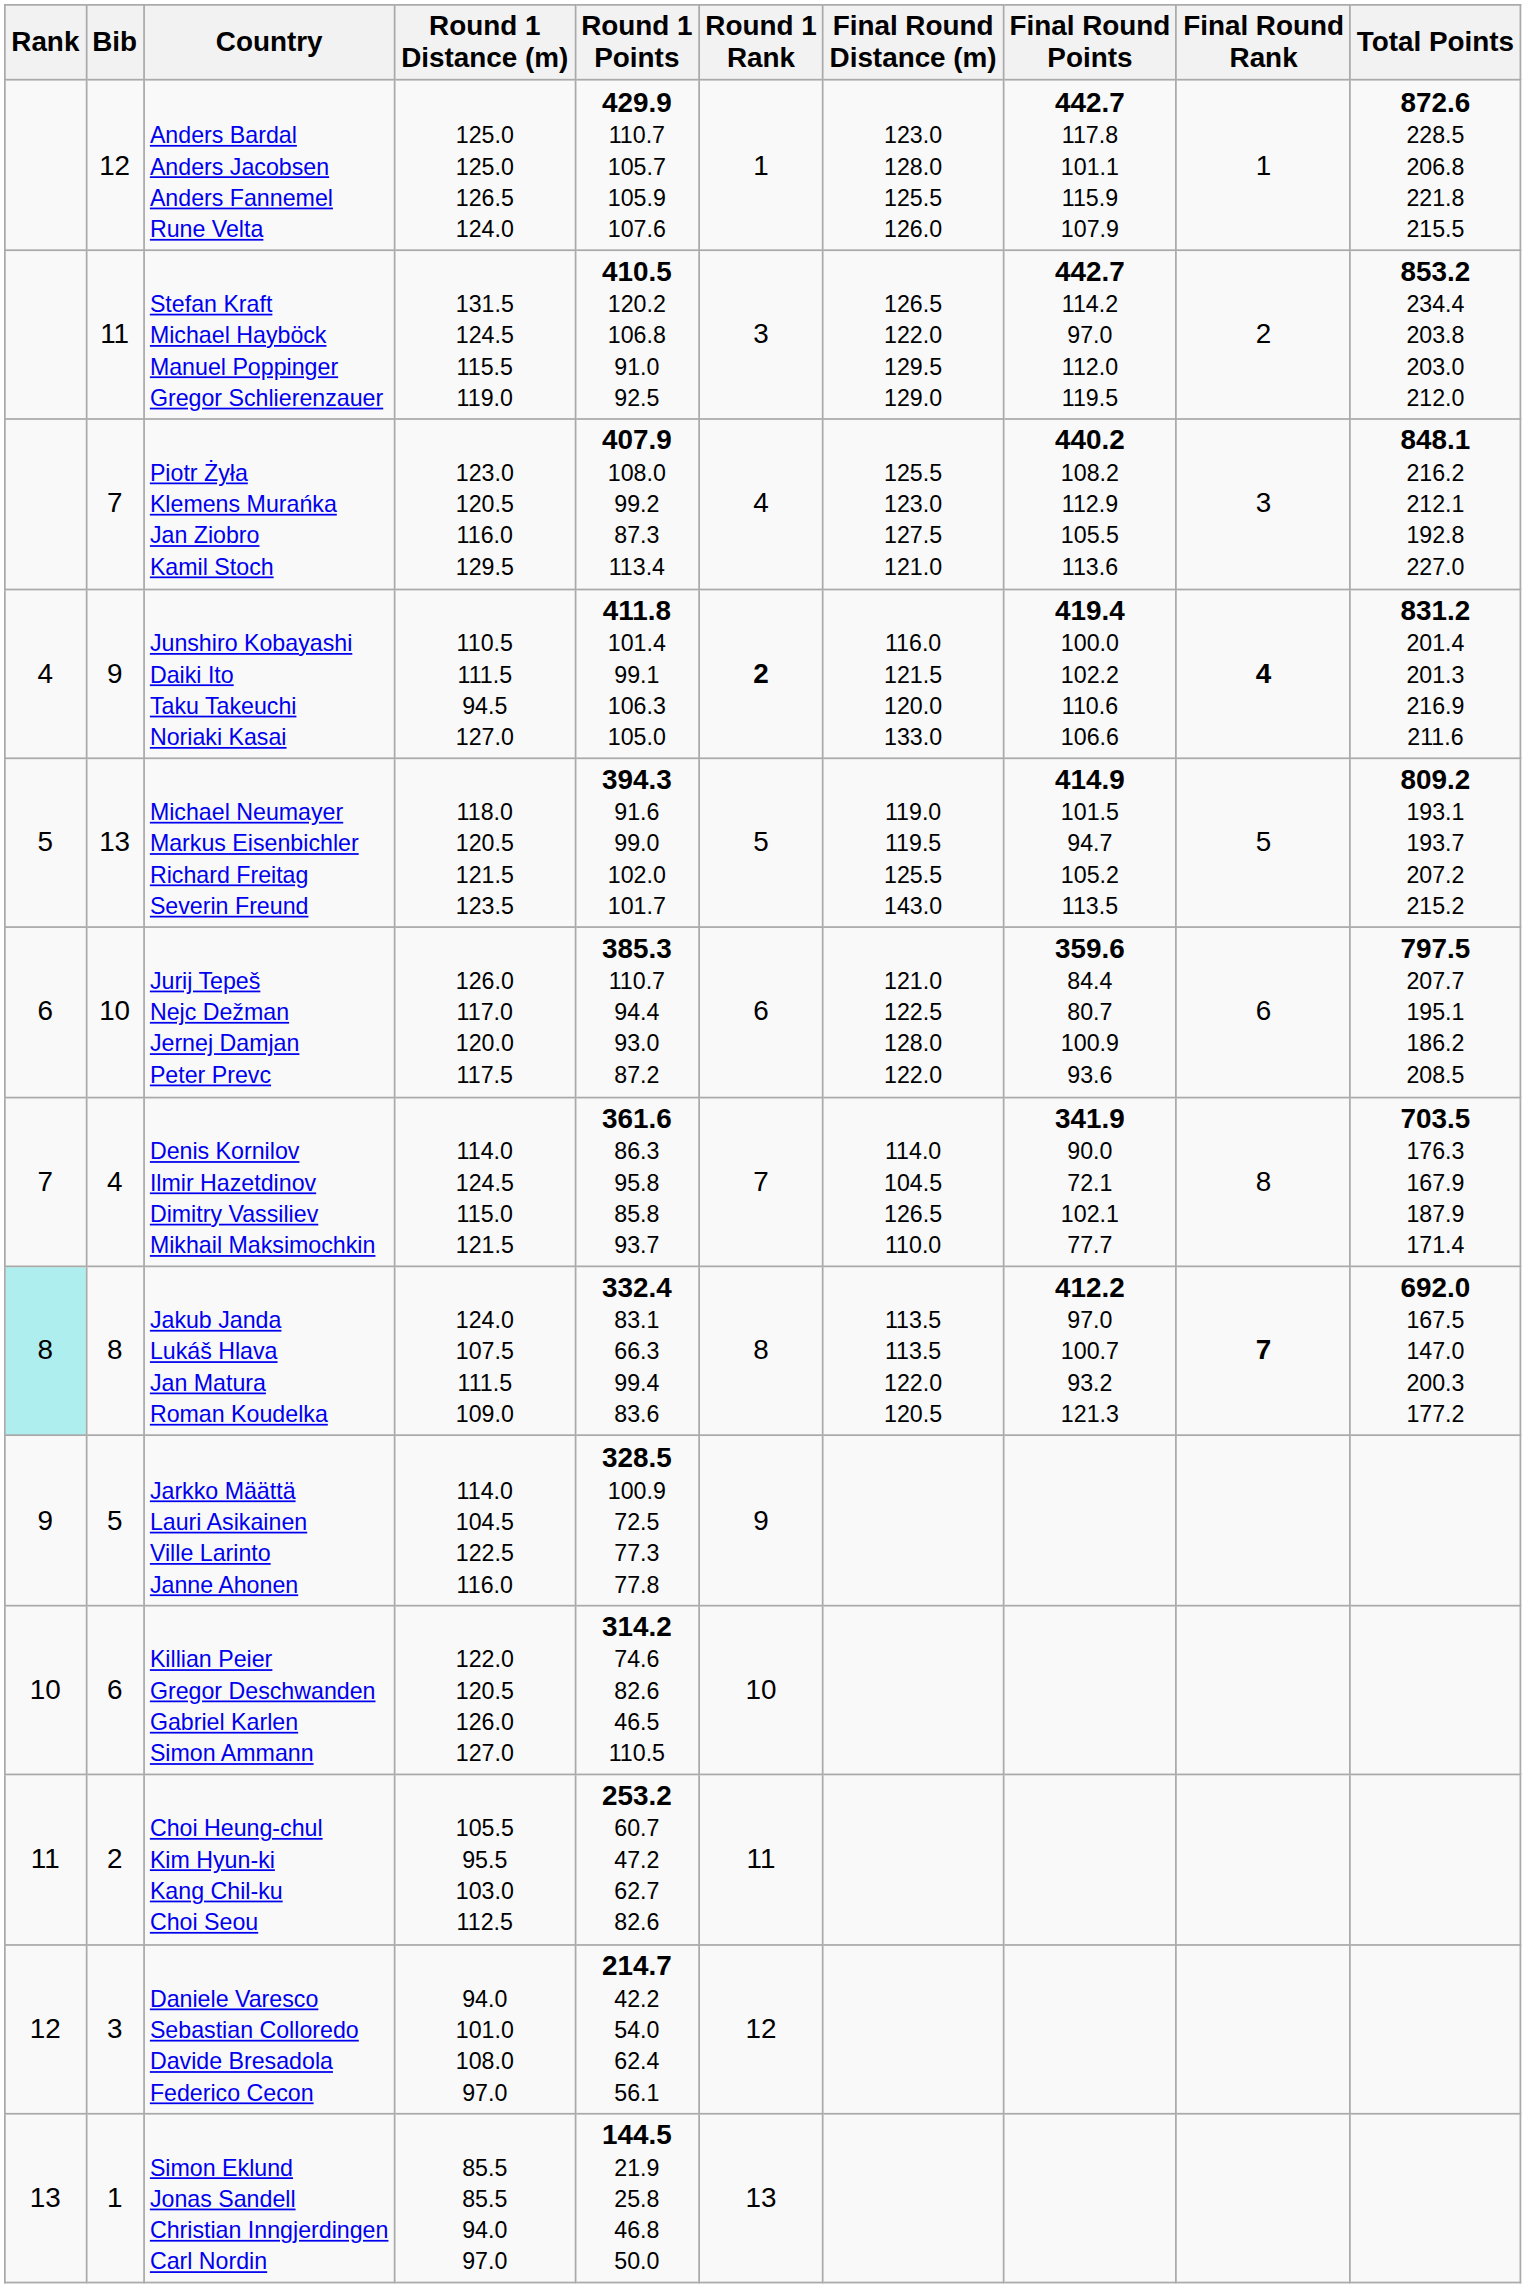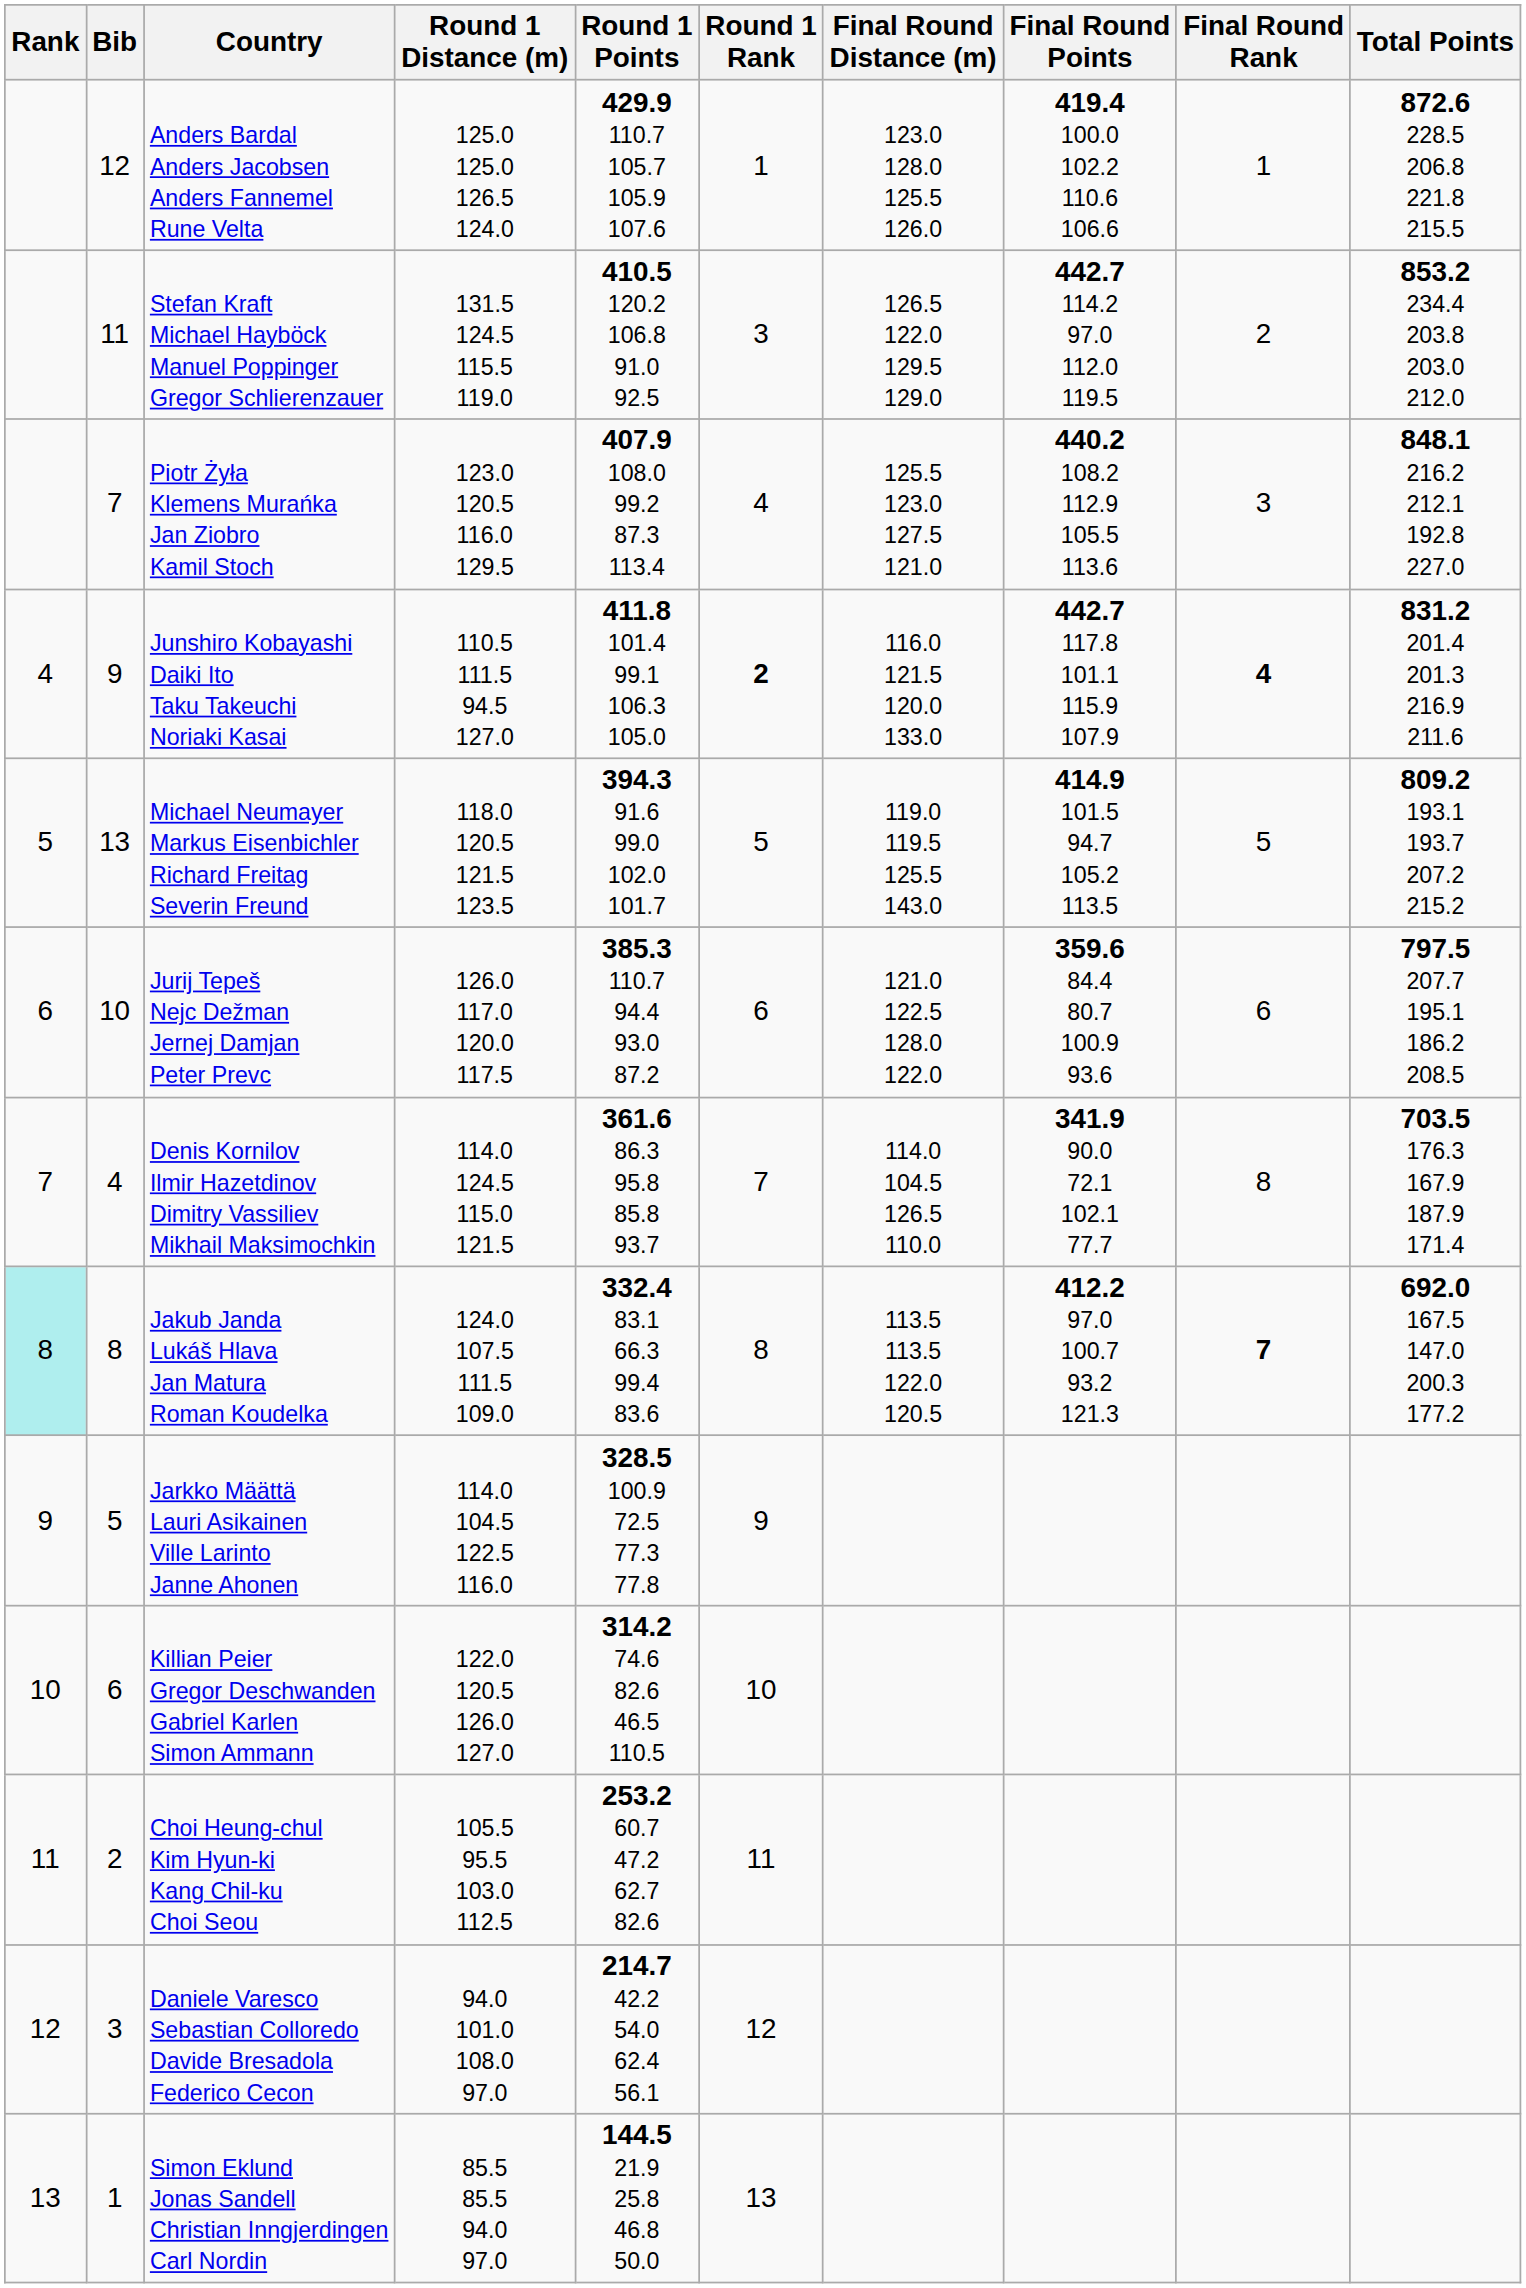(1090, 164) 442.7 117.8 101.1 115.9 107.9 -> (1090, 164) 419.4 100.0 102.2 110.6 106.6
(1090, 672) 419.4 100.0 102.2 110.6 106.6 -> (1090, 672) 442.7 117.8 101.1 115.9 107.9
